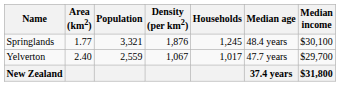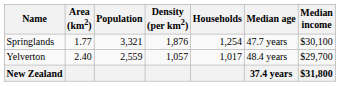(231, 41) 1,245 -> (231, 41) 1,254
(267, 41) 48.4 years -> (267, 41) 47.7 years
(177, 57) 1,067 -> (177, 57) 1,057
(267, 57) 47.7 years -> (267, 57) 48.4 years
